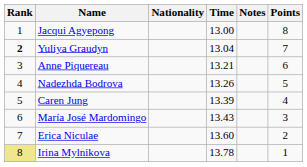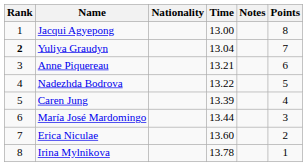(222, 83) 13.26 -> (222, 83) 13.22
(222, 118) 13.43 -> (222, 118) 13.44
(20, 153) khaki background -> (20, 153) no background
